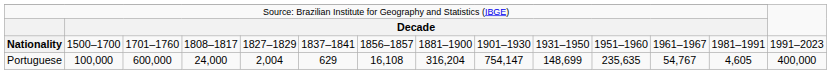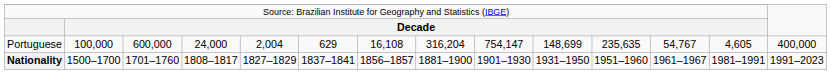rows swapped: (35, 44) <-> (35, 61)
